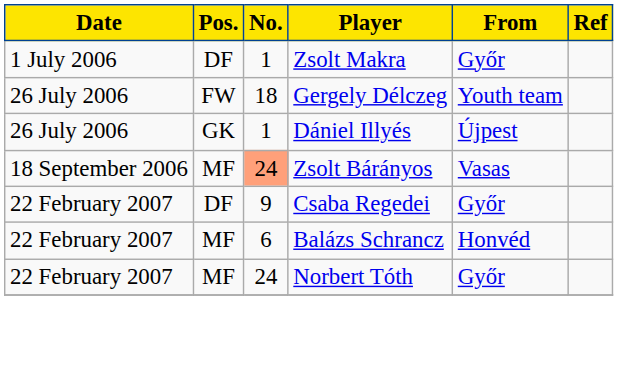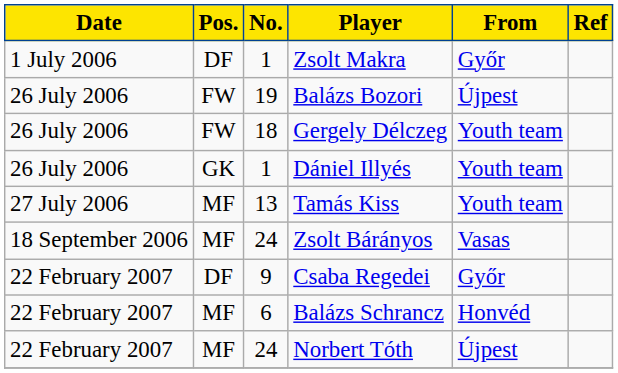+ row: (358, 95)
(488, 131) Újpest -> (510, 167) Youth team
+ row: (346, 204)
(266, 167) lightsalmon background -> (266, 240) no background
(481, 276) Győr -> (488, 349) Újpest
